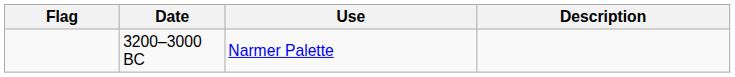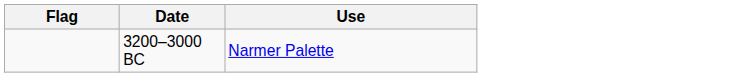- column: (603, 16)
